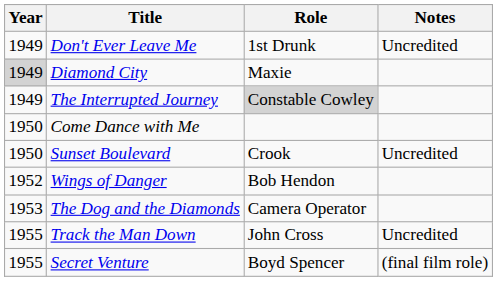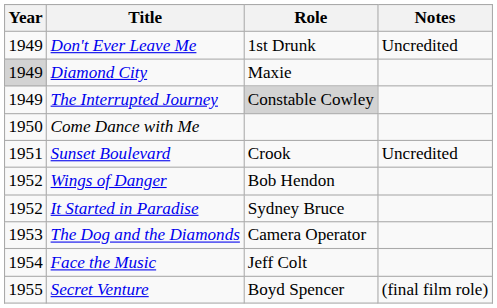(26, 153) 1950 -> (26, 153) 1951
+ row: (125, 208)
+ row: (103, 262)
- row: (123, 235)
